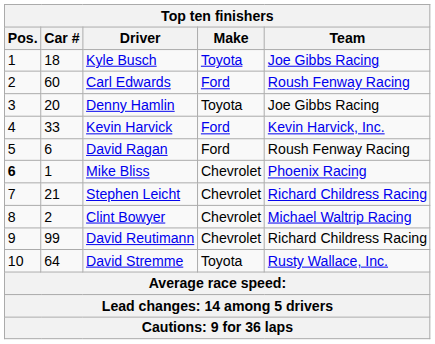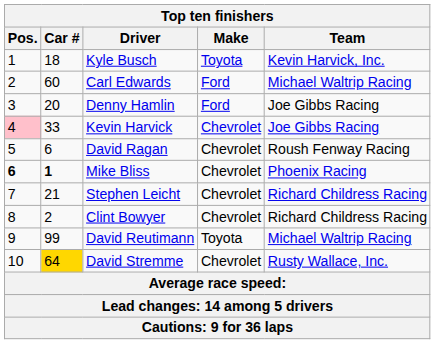(324, 61) Joe Gibbs Racing -> (326, 61) Kevin Harvick, Inc.
(339, 83) Roush Fenway Racing -> (340, 83) Michael Waltrip Racing
(222, 105) Toyota -> (215, 105) Ford
(12, 128) no background -> (12, 128) pink background
(215, 128) Ford -> (231, 128) Chevrolet
(326, 128) Kevin Harvick, Inc. -> (324, 128) Joe Gibbs Racing
(215, 150) Ford -> (231, 150) Chevrolet
(48, 172) normal -> (48, 172) bold
(340, 217) Michael Waltrip Racing -> (347, 217) Richard Childress Racing
(231, 239) Chevrolet -> (222, 239) Toyota
(347, 239) Richard Childress Racing -> (340, 239) Michael Waltrip Racing
(52, 261) no background -> (52, 261) gold background
(222, 261) Toyota -> (231, 261) Chevrolet
